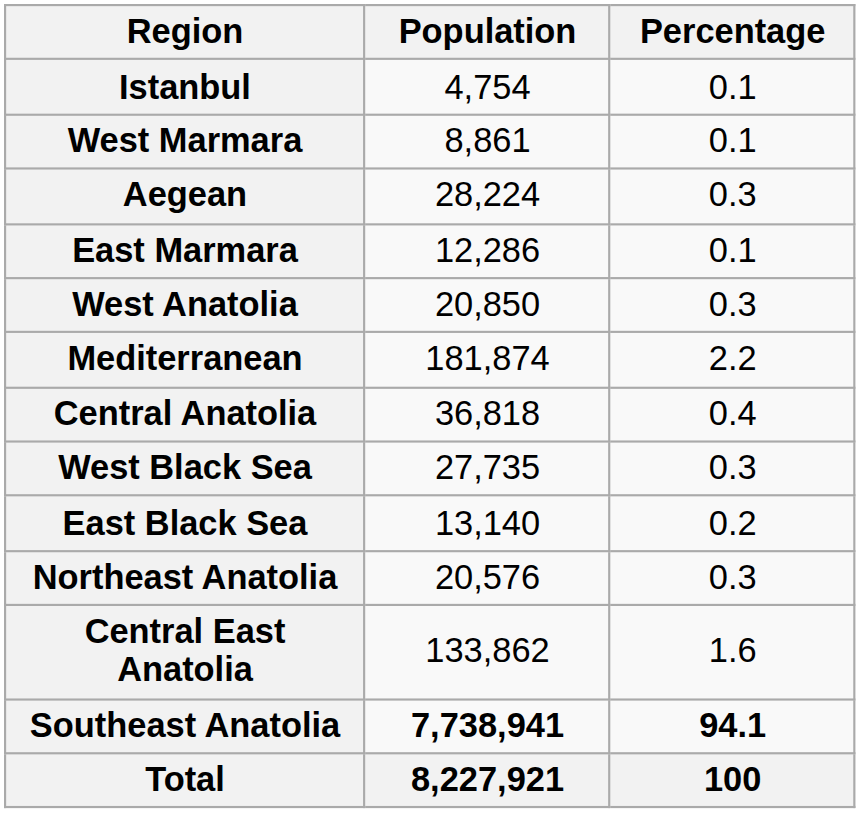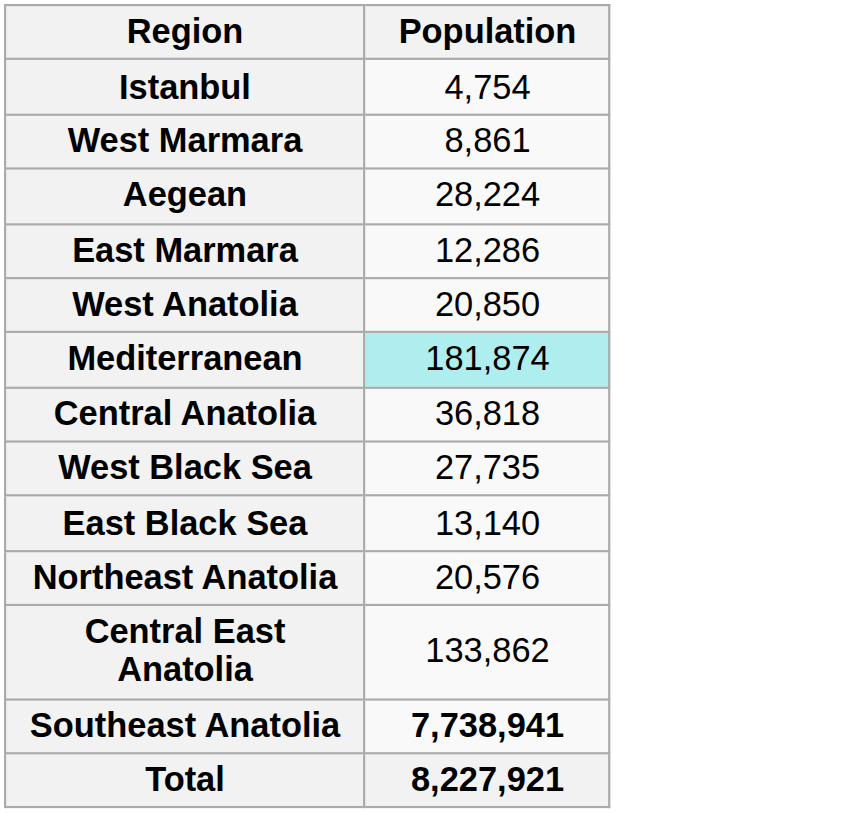- column: (733, 31)
(488, 359) no background -> (488, 359) paleturquoise background
